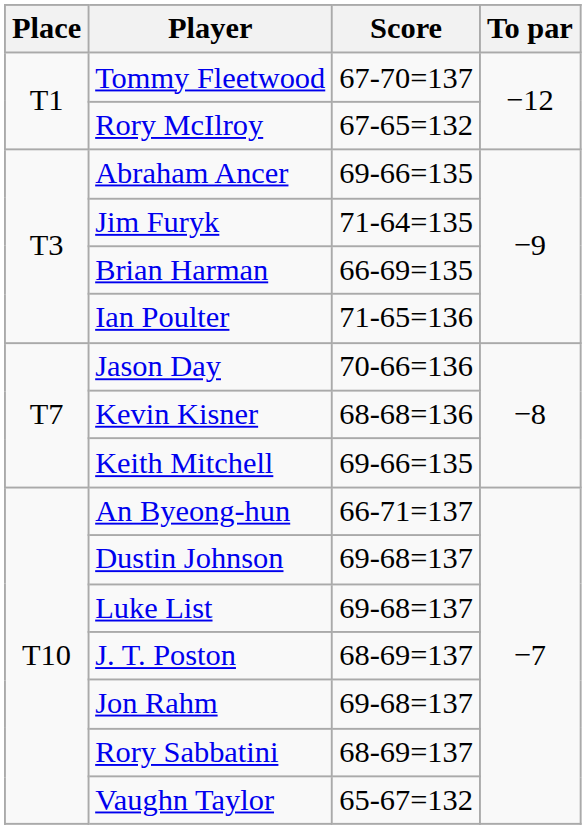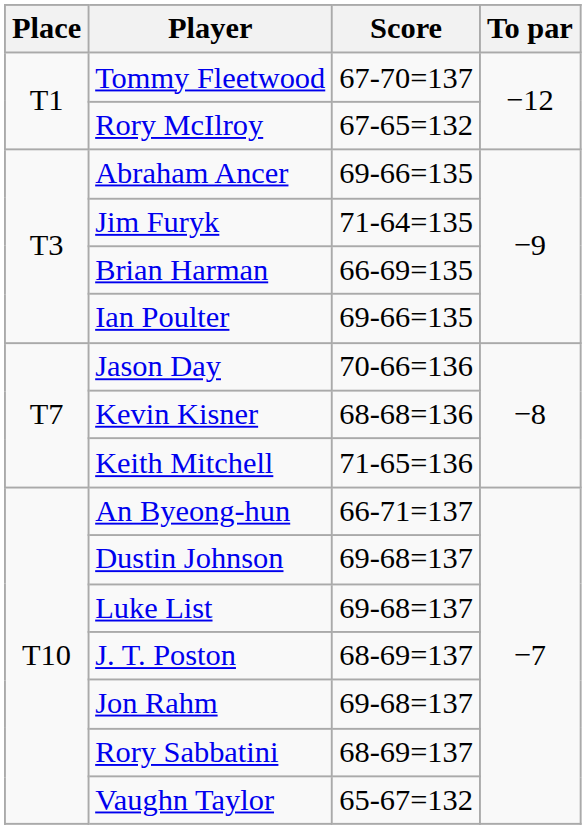(406, 317) 71-65=136 -> (406, 317) 69-66=135
(406, 462) 69-66=135 -> (406, 462) 71-65=136
